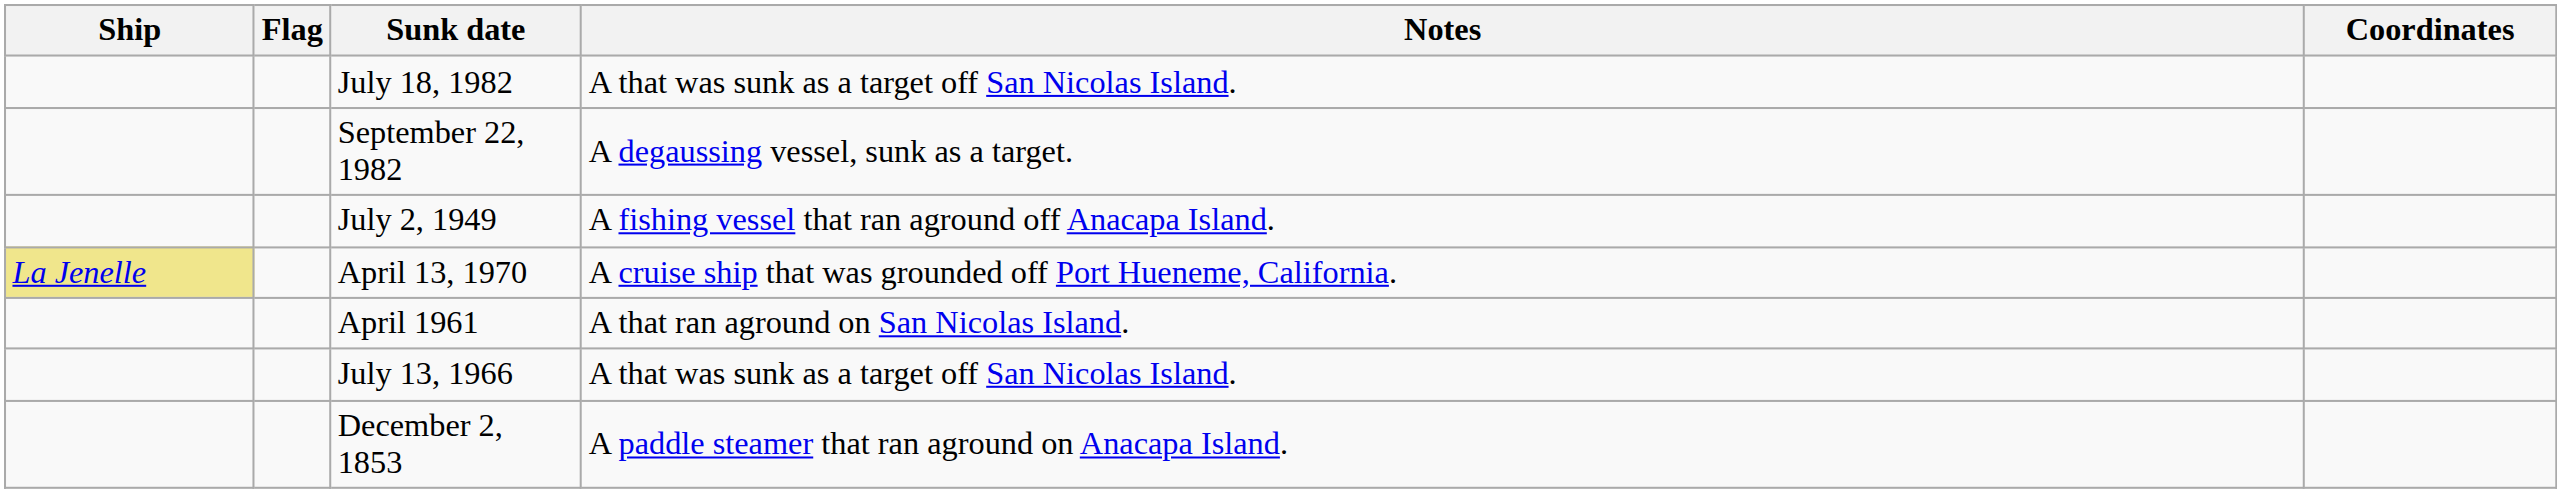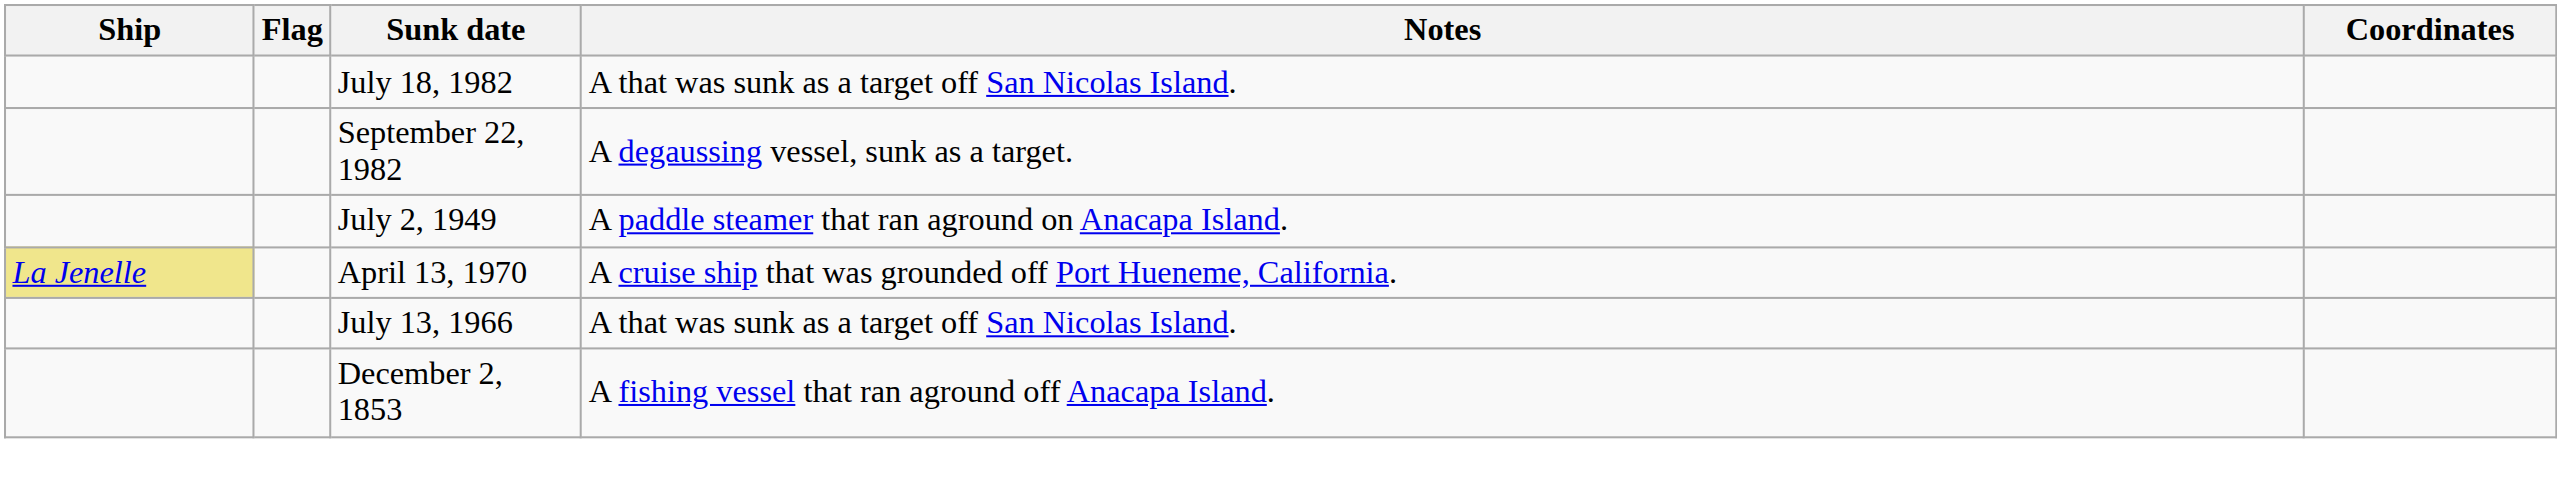(932, 220) A fishing vessel that ran aground off Anacapa Island. -> (938, 220) A paddle steamer that ran aground on Anacapa Island.
- row: (408, 322)
(938, 443) A paddle steamer that ran aground on Anacapa Island. -> (932, 392) A fishing vessel that ran aground off Anacapa Island.
